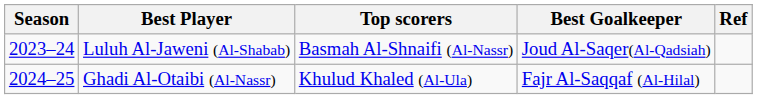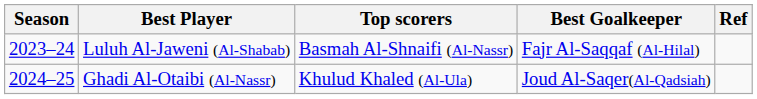(616, 49) Joud Al-Saqer(Al-Qadsiah) -> (611, 49) Fajr Al-Saqqaf (Al-Hilal)
(611, 78) Fajr Al-Saqqaf (Al-Hilal) -> (616, 78) Joud Al-Saqer(Al-Qadsiah)
